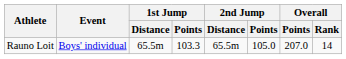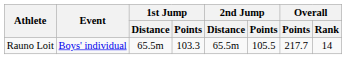(264, 45) 105.0 -> (264, 45) 105.5
(296, 45) 207.0 -> (296, 45) 217.7
